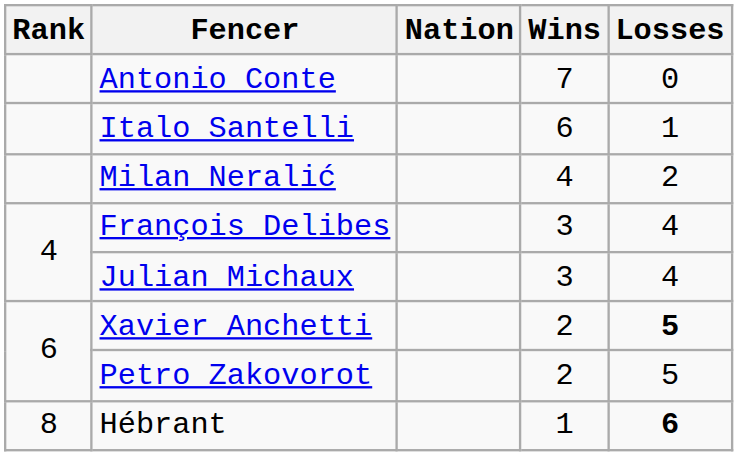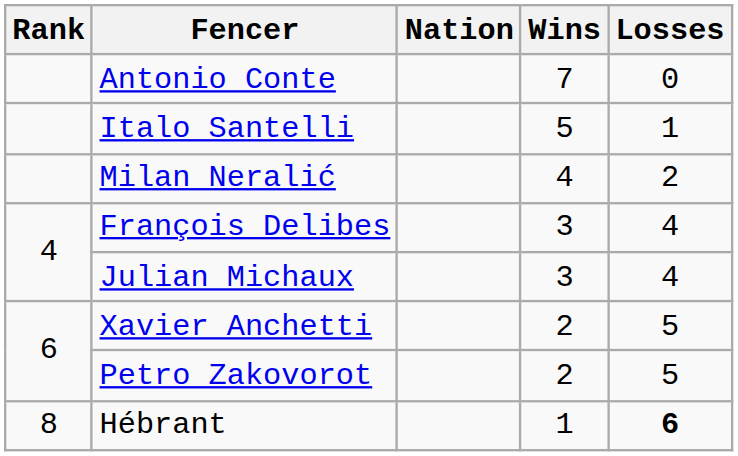(565, 129) 6 -> (565, 129) 5
(670, 326) bold -> (670, 326) normal
